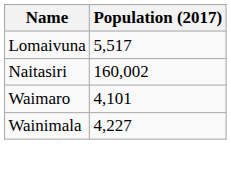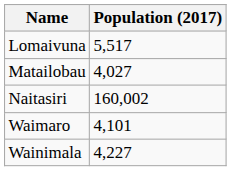+ row: (47, 71)
